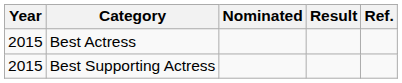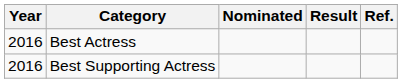(25, 41) 2015 -> (25, 41) 2016
(25, 66) 2015 -> (25, 66) 2016
